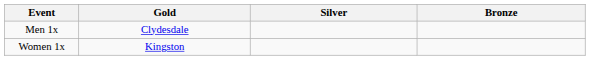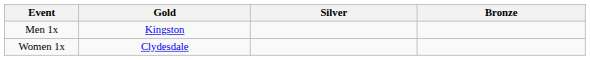(165, 30) Clydesdale -> (165, 30) Kingston
(165, 47) Kingston -> (165, 47) Clydesdale
